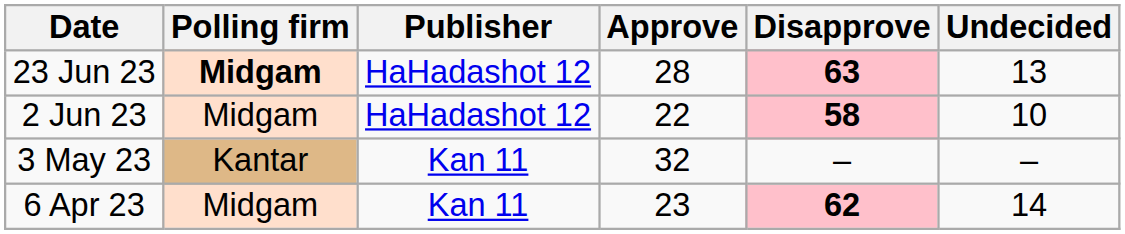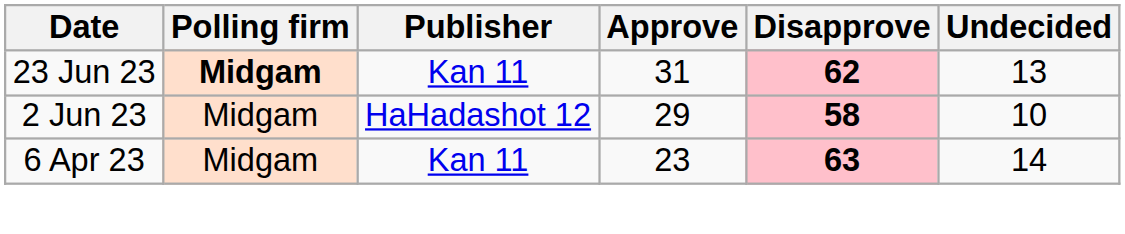(478, 71) HaHadashot 12 -> (478, 71) Kan 11
(672, 71) 28 -> (672, 71) 31
(842, 71) 63 -> (842, 71) 62
(672, 116) 22 -> (672, 116) 29
- row: (84, 161)
(842, 205) 62 -> (842, 161) 63
